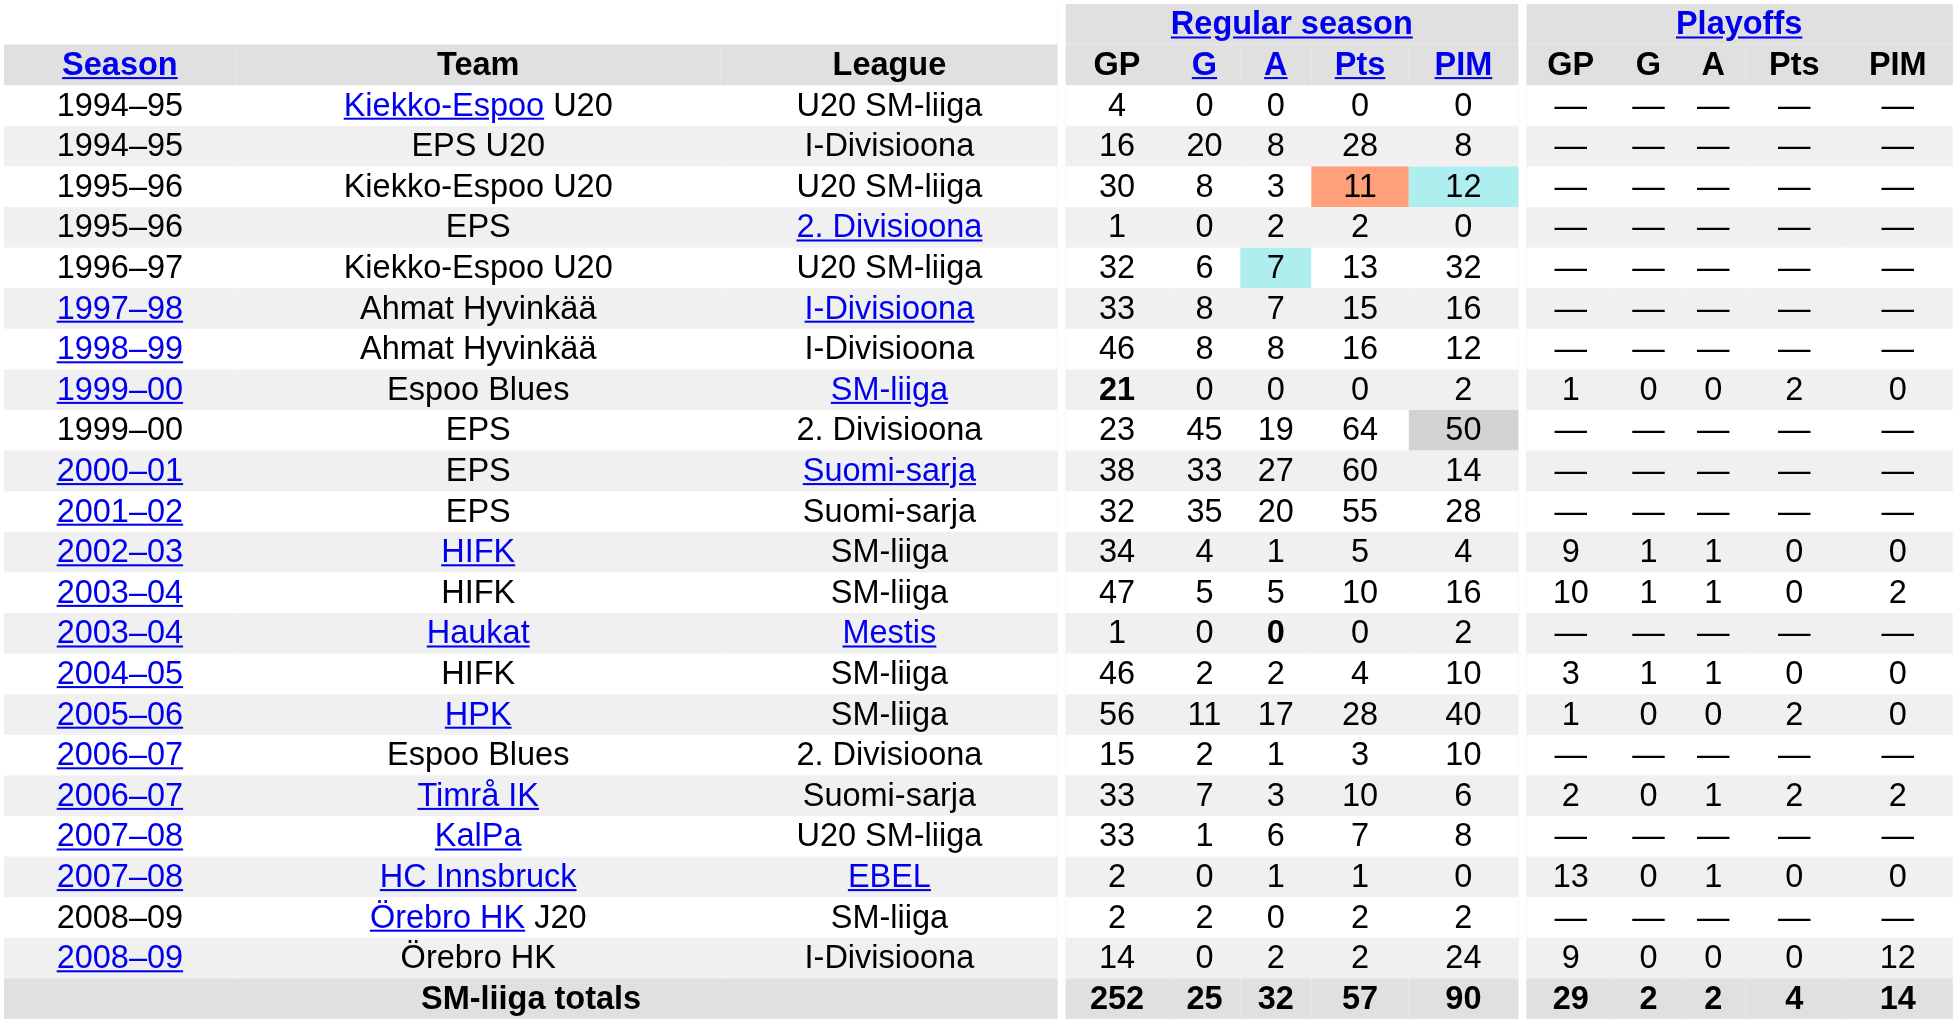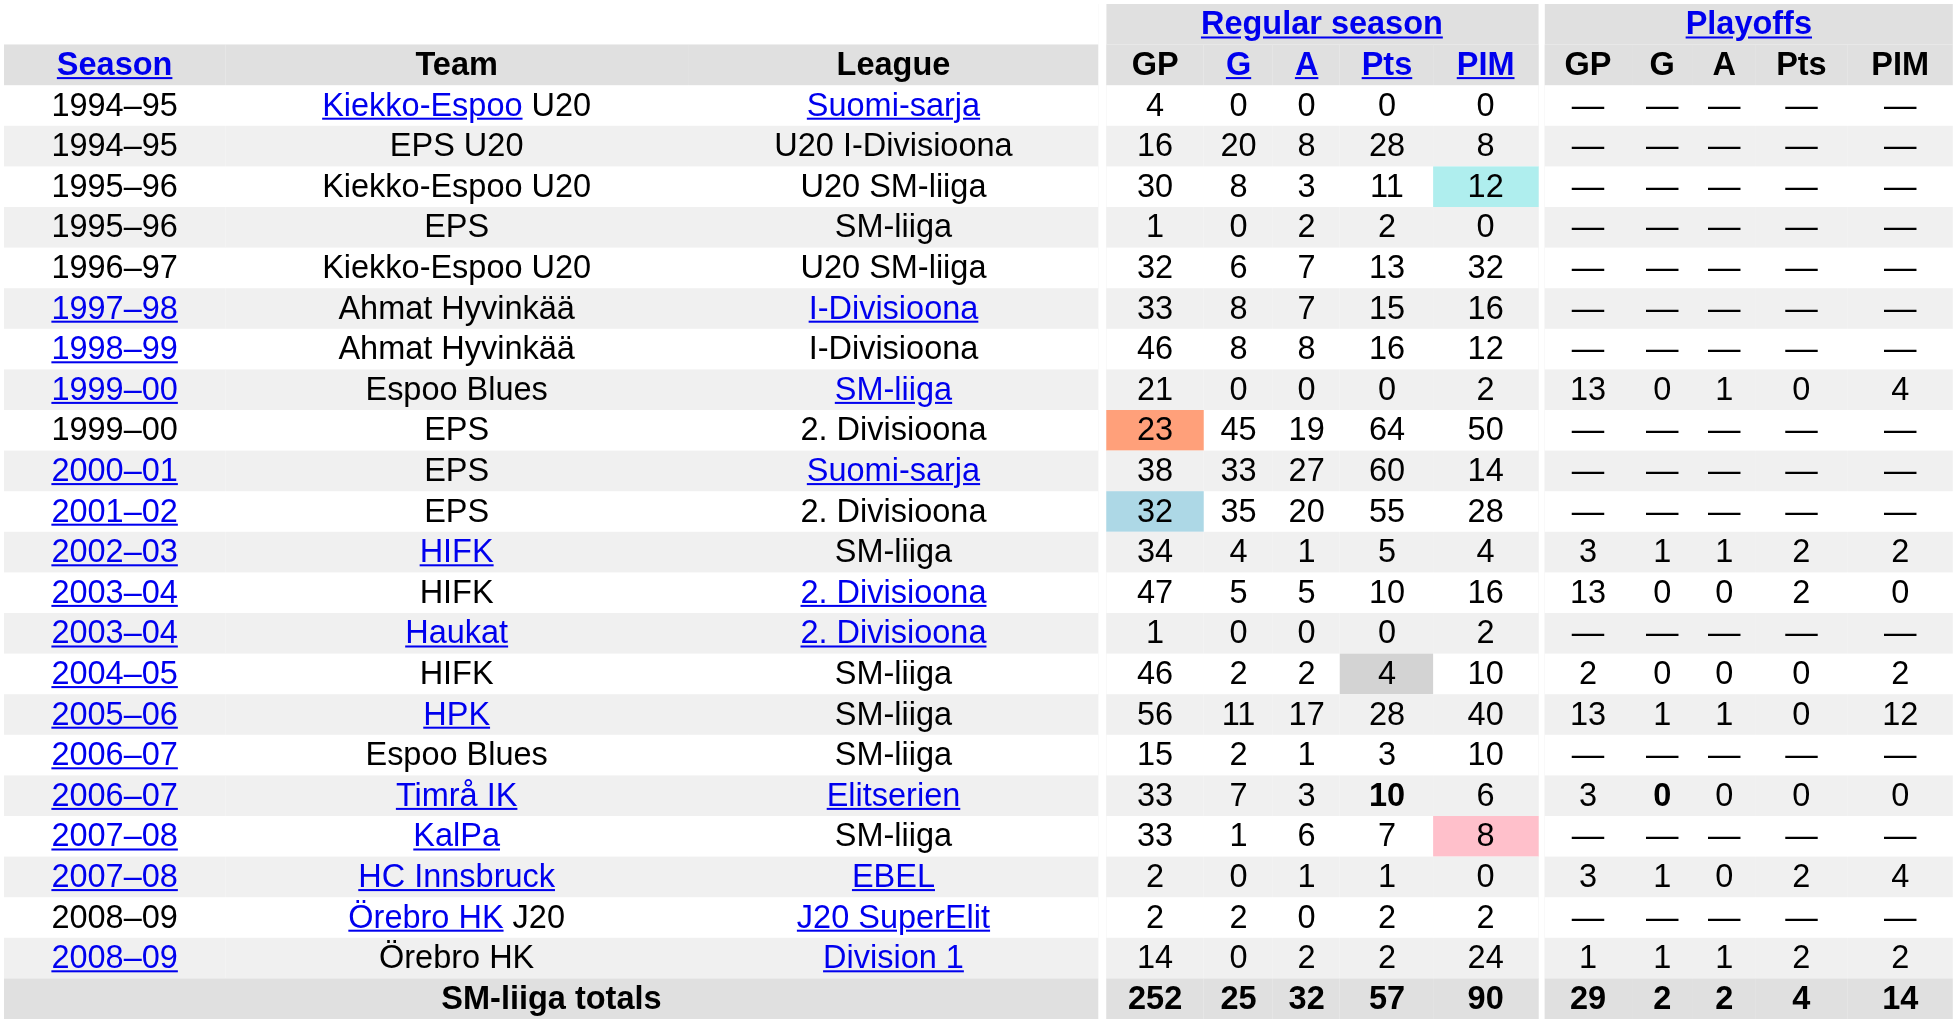(889, 104) U20 SM-liiga -> (893, 104) Suomi-sarja
(889, 145) I-Divisioona -> (893, 145) U20 I-Divisioona
(1360, 186) lightsalmon background -> (1387, 186) no background
(889, 226) 2. Divisioona -> (893, 226) SM-liiga
(1276, 267) paleturquoise background -> (1307, 267) no background
(1117, 389) bold -> (1155, 389) normal
(1571, 389) 1 -> (1588, 389) 13
(1713, 389) 0 -> (1724, 389) 1
(1794, 389) 2 -> (1801, 389) 0
(1898, 389) 0 -> (1900, 389) 4
(1117, 429) no background -> (1155, 429) lightsalmon background
(1463, 429) lightgrey background -> (1486, 429) no background
(889, 510) Suomi-sarja -> (893, 510) 2. Divisioona
(1117, 510) no background -> (1155, 510) lightblue background
(1571, 551) 9 -> (1588, 551) 3
(1794, 551) 0 -> (1801, 551) 2
(1898, 551) 0 -> (1900, 551) 2
(889, 592) SM-liiga -> (893, 592) 2. Divisioona
(1571, 592) 10 -> (1588, 592) 13
(1648, 592) 1 -> (1662, 592) 0
(1713, 592) 1 -> (1724, 592) 0
(1794, 592) 0 -> (1801, 592) 2
(1898, 592) 2 -> (1900, 592) 0
(889, 632) Mestis -> (893, 632) 2. Divisioona
(1276, 632) bold -> (1307, 632) normal
(1360, 673) no background -> (1387, 673) lightgrey background
(1571, 673) 3 -> (1588, 673) 2
(1648, 673) 1 -> (1662, 673) 0
(1713, 673) 1 -> (1724, 673) 0
(1898, 673) 0 -> (1900, 673) 2
(1571, 713) 1 -> (1588, 713) 13
(1648, 713) 0 -> (1662, 713) 1
(1713, 713) 0 -> (1724, 713) 1
(1794, 713) 2 -> (1801, 713) 0
(1898, 713) 0 -> (1900, 713) 12
(889, 754) 2. Divisioona -> (893, 754) SM-liiga
(889, 795) Suomi-sarja -> (893, 795) Elitserien
(1360, 795) normal -> (1387, 795) bold
(1571, 795) 2 -> (1588, 795) 3
(1648, 795) normal -> (1662, 795) bold
(1713, 795) 1 -> (1724, 795) 0
(1794, 795) 2 -> (1801, 795) 0
(1898, 795) 2 -> (1900, 795) 0
(889, 835) U20 SM-liiga -> (893, 835) SM-liiga
(1463, 835) no background -> (1486, 835) pink background
(1571, 876) 13 -> (1588, 876) 3
(1648, 876) 0 -> (1662, 876) 1
(1713, 876) 1 -> (1724, 876) 0
(1794, 876) 0 -> (1801, 876) 2
(1898, 876) 0 -> (1900, 876) 4
(889, 916) SM-liiga -> (893, 916) J20 SuperElit
(889, 957) I-Divisioona -> (893, 957) Division 1
(1571, 957) 9 -> (1588, 957) 1
(1648, 957) 0 -> (1662, 957) 1
(1713, 957) 0 -> (1724, 957) 1
(1794, 957) 0 -> (1801, 957) 2
(1898, 957) 12 -> (1900, 957) 2
